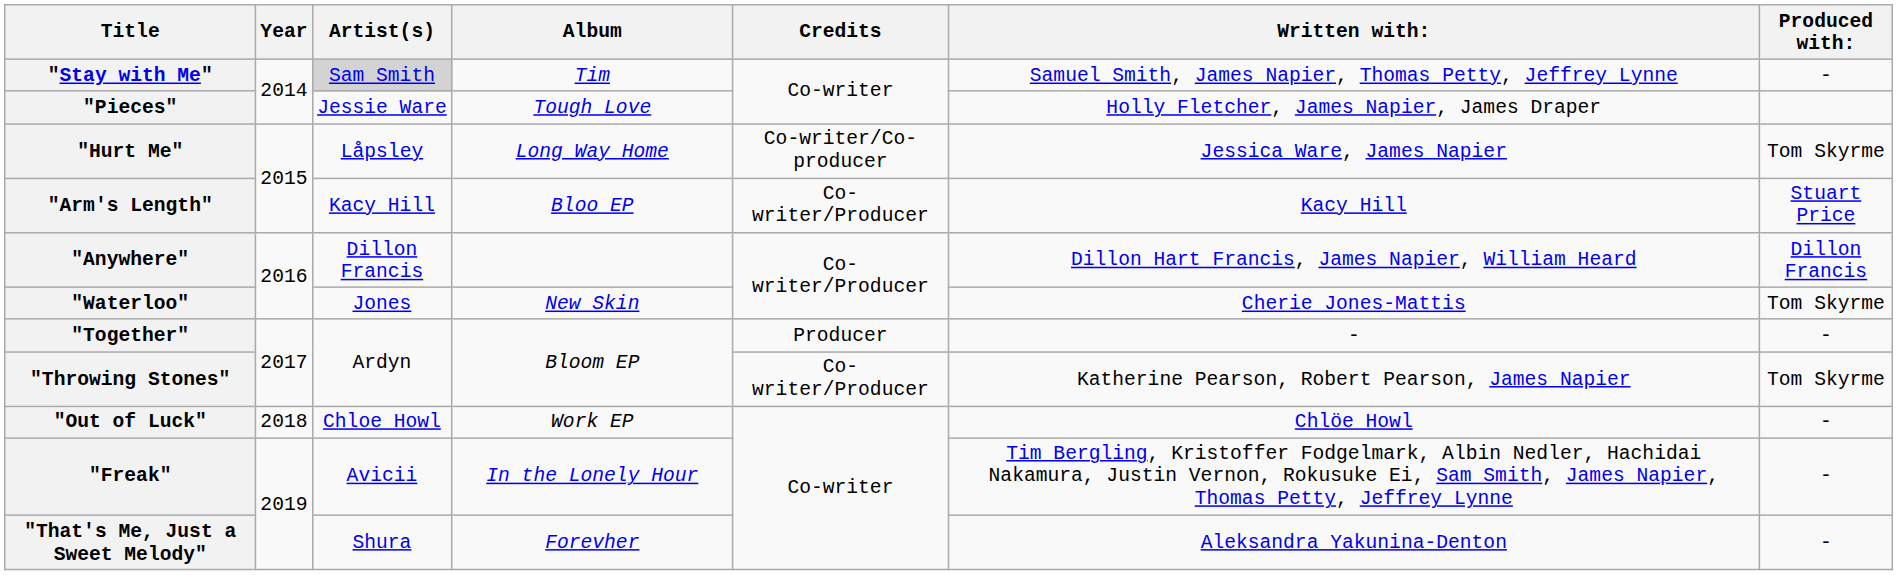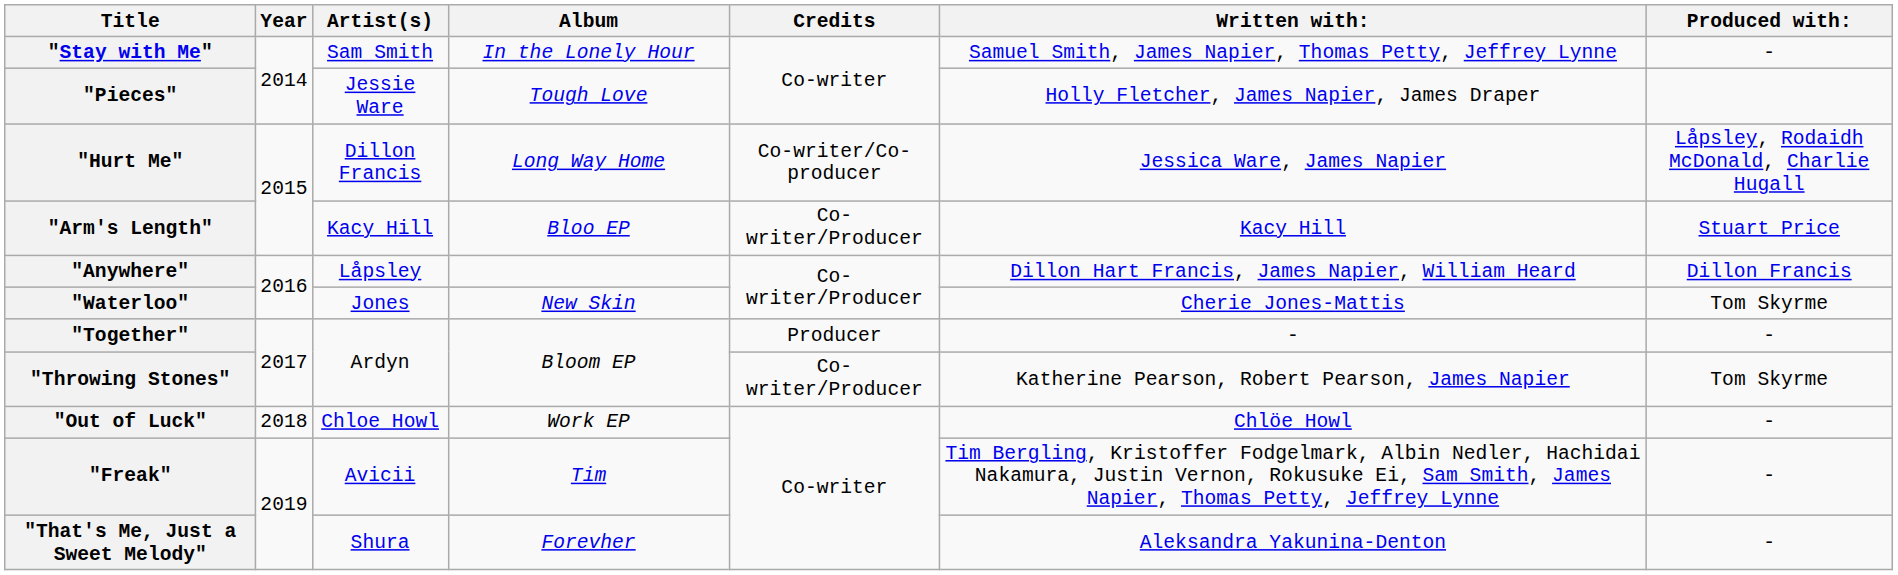(382, 75) lightgrey background -> (380, 53) no background
(592, 75) Tim -> (589, 53) In the Lonely Hour
(382, 151) Låpsley -> (380, 162) Dillon Francis
(1826, 151) Tom Skyrme -> (1769, 162) Låpsley, Rodaidh McDonald, Charlie Hugall
(382, 260) Dillon Francis -> (380, 271) Låpsley
(592, 477) In the Lonely Hour -> (589, 477) Tim
